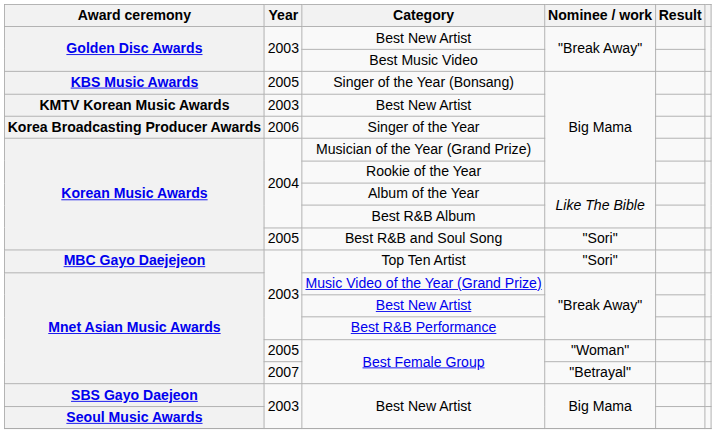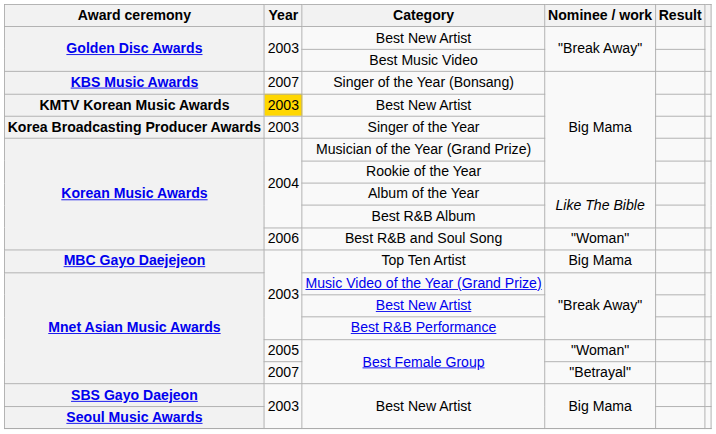(283, 82) 2005 -> (283, 82) 2007
(283, 104) no background -> (283, 104) gold background
(283, 127) 2006 -> (283, 127) 2003
(283, 238) 2005 -> (283, 238) 2006
(600, 238) "Sori" -> (600, 238) "Woman"
(600, 261) "Sori" -> (600, 261) Big Mama
